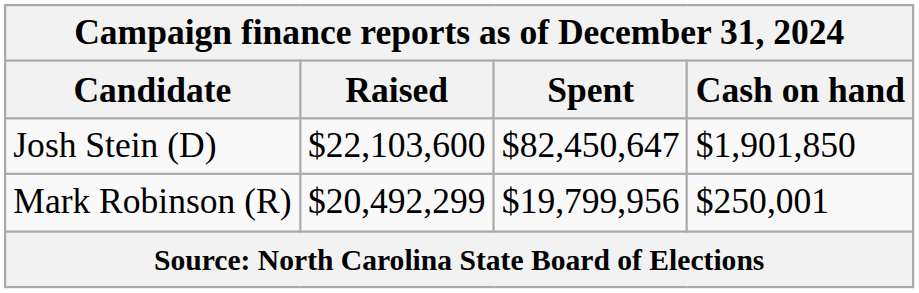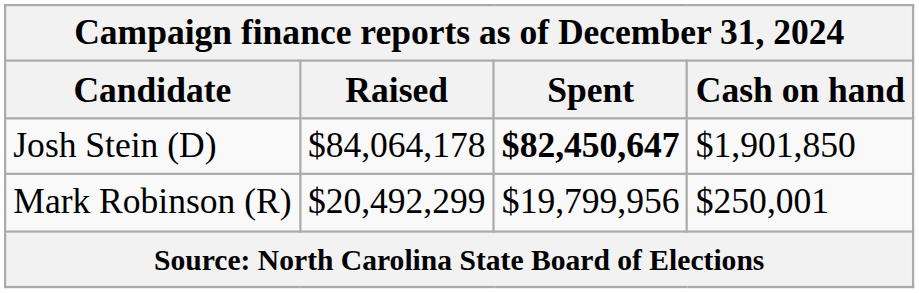(397, 145) $22,103,600 -> (397, 145) $84,064,178
(591, 145) normal -> (591, 145) bold
